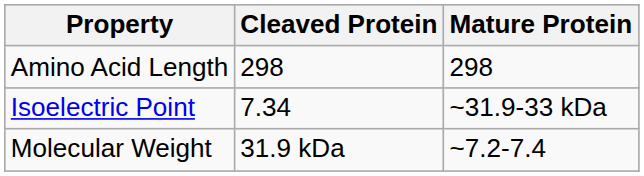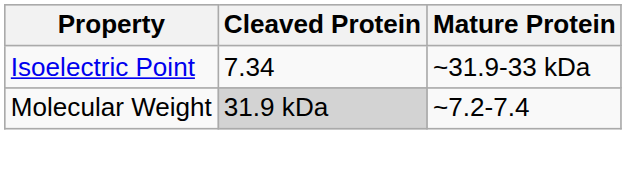- row: (120, 66)
(293, 149) no background -> (276, 107) lightgrey background
